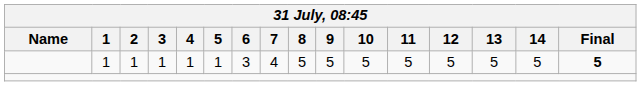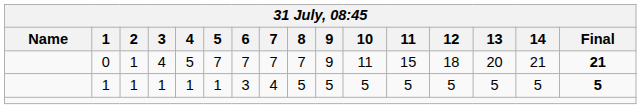+ row: (106, 62)
